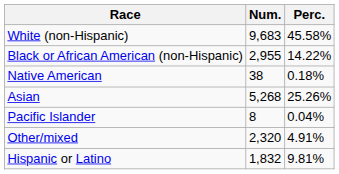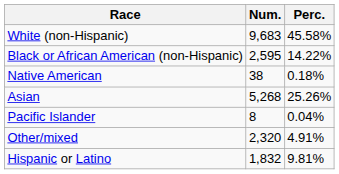(265, 55) 2,955 -> (265, 55) 2,595
